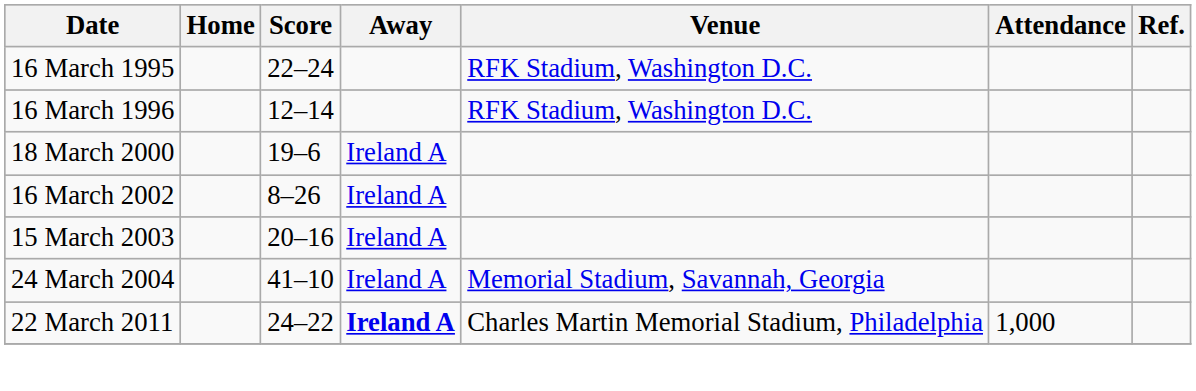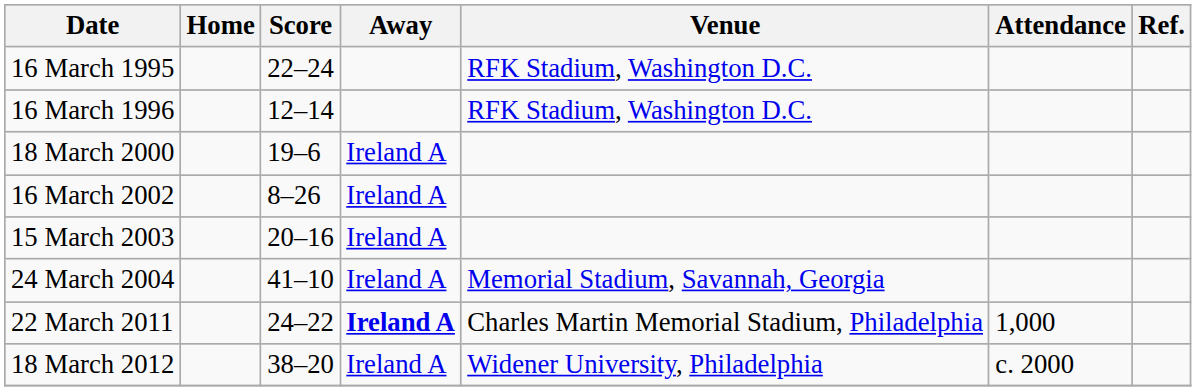+ row: (93, 364)
